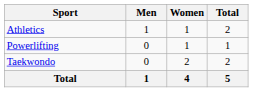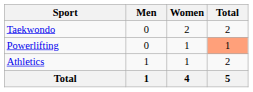rows swapped: (25, 29) <-> (31, 62)
(227, 45) no background -> (227, 45) lightsalmon background
